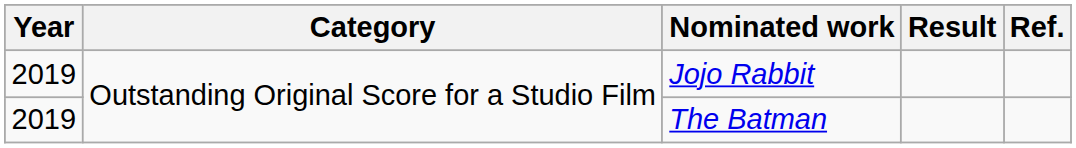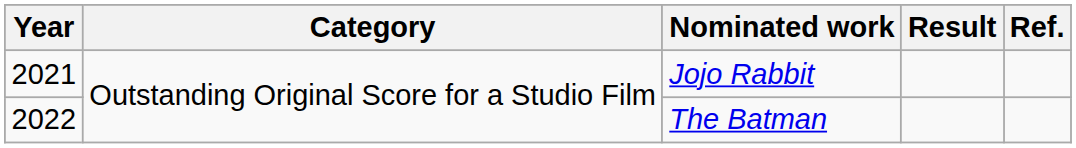(44, 73) 2019 -> (44, 73) 2021
(44, 119) 2019 -> (44, 119) 2022
